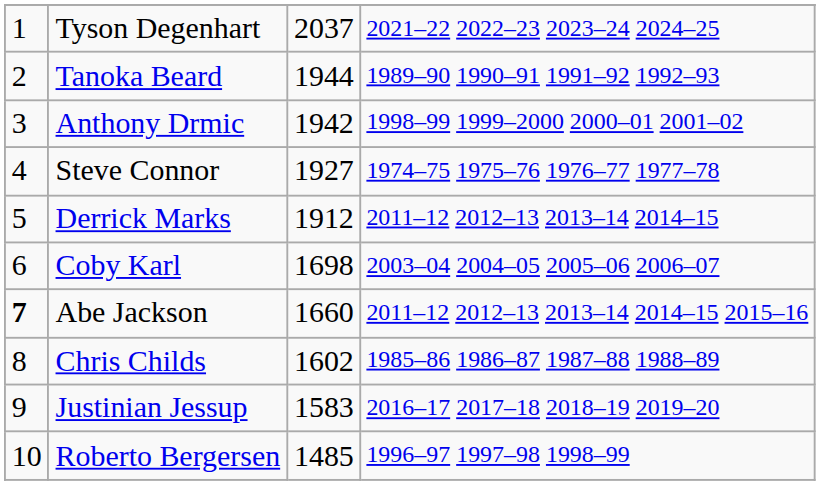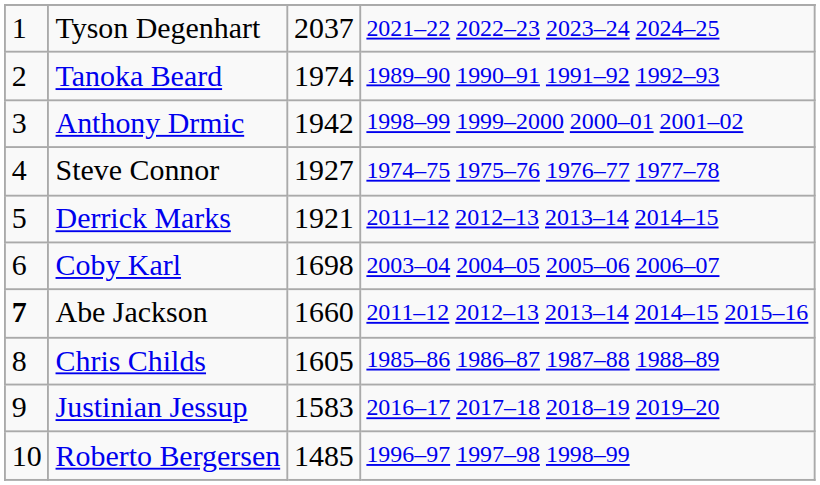(324, 75) 1944 -> (324, 75) 1974
(324, 218) 1912 -> (324, 218) 1921
(324, 360) 1602 -> (324, 360) 1605
